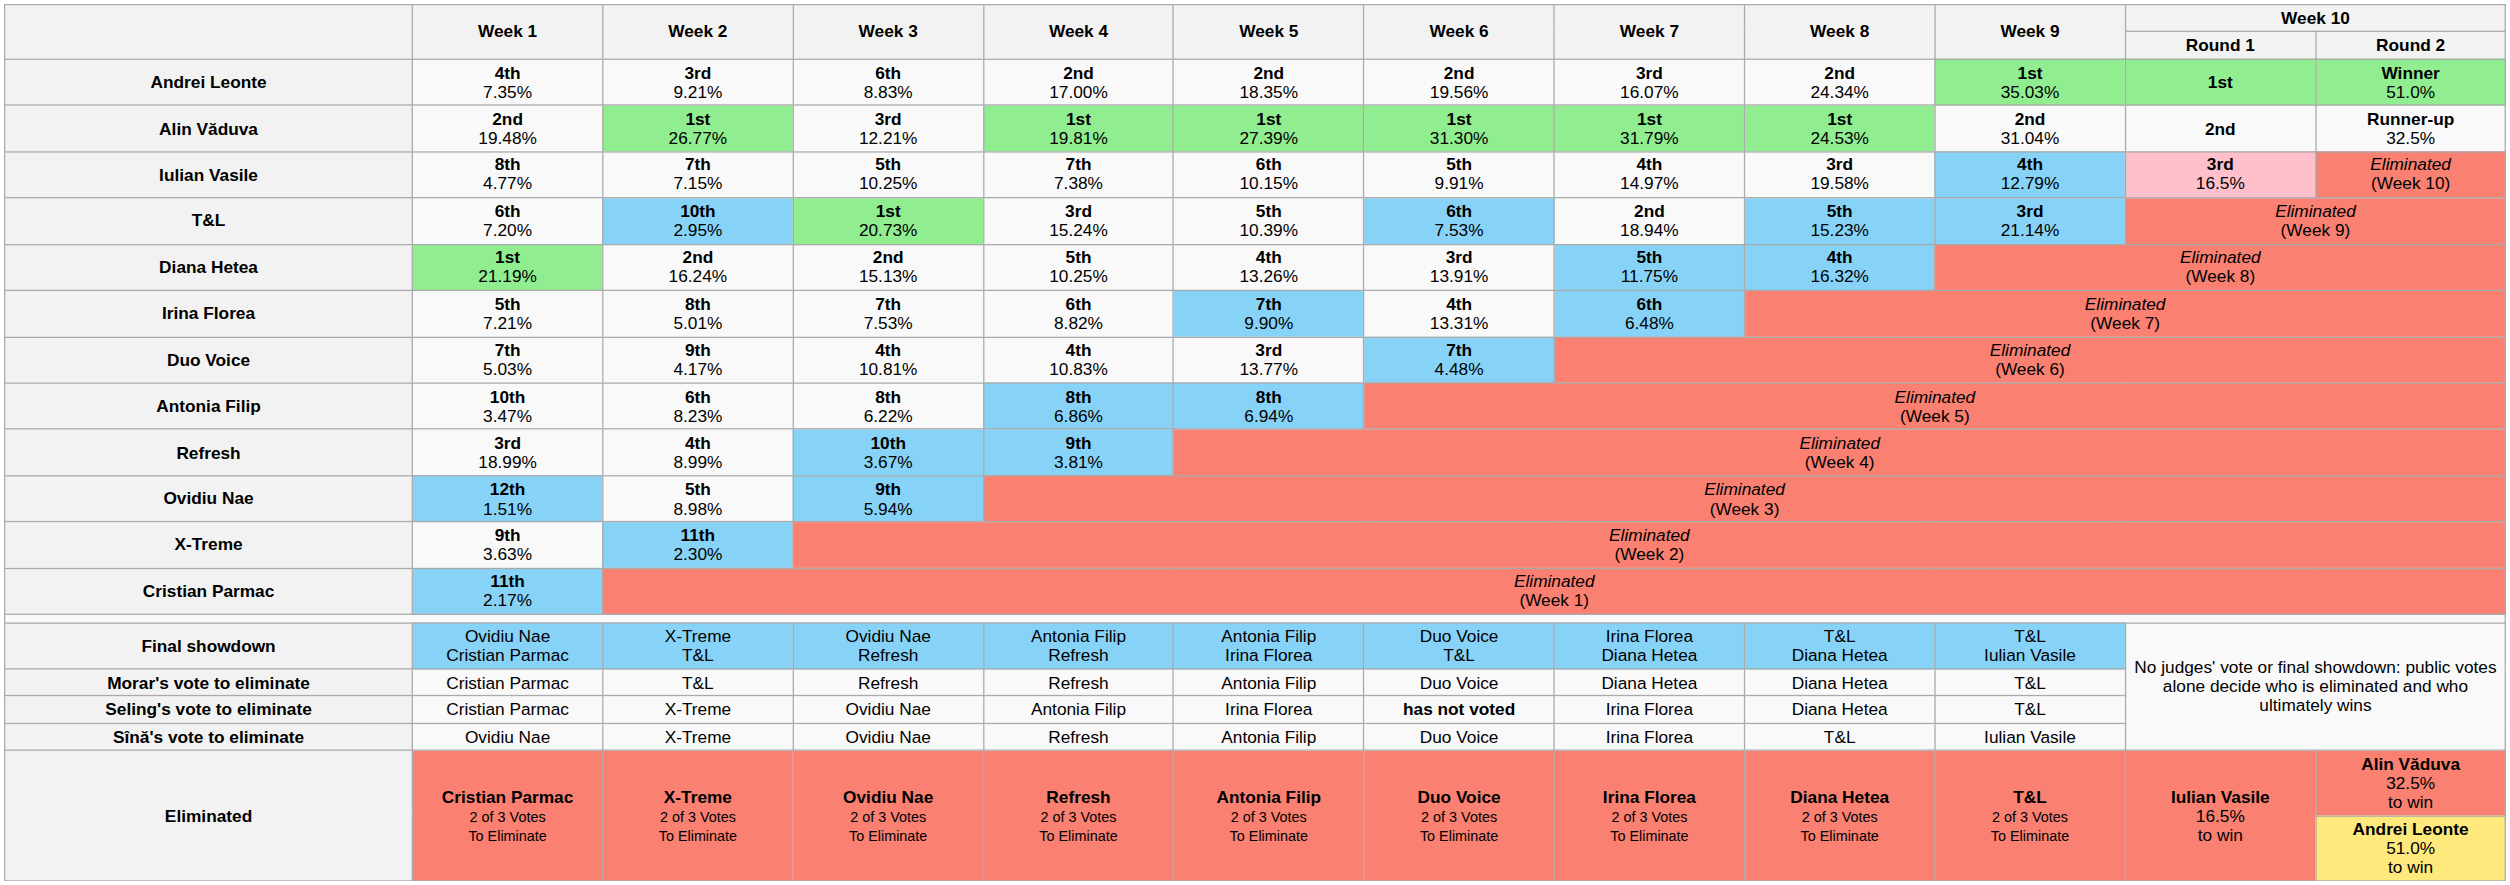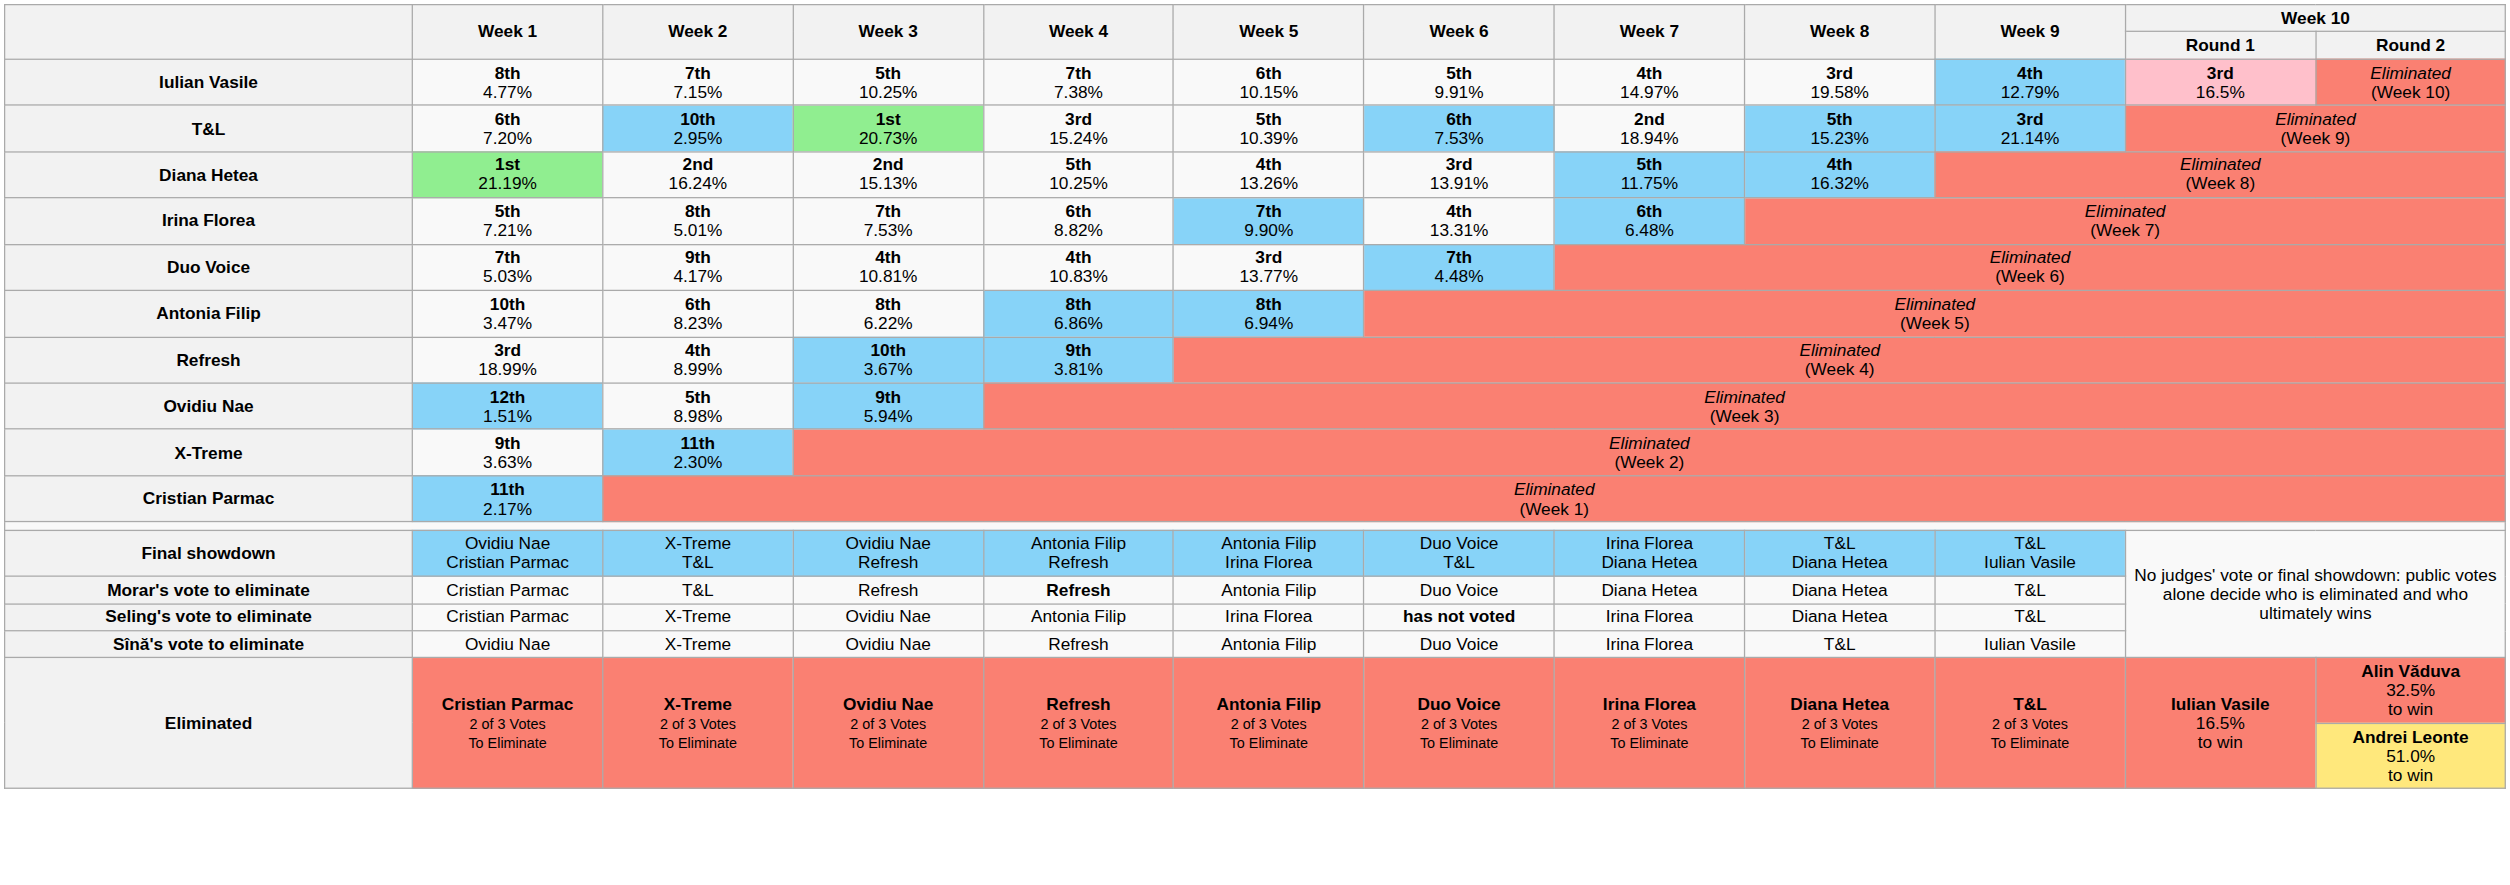- row: (209, 82)
- row: (209, 128)
(1078, 682) normal -> (1078, 590) bold
